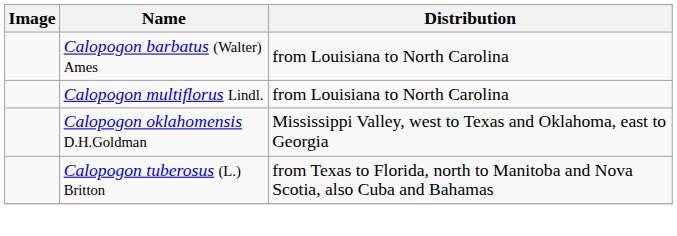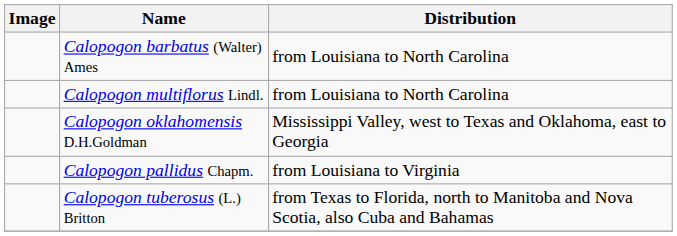+ row: (159, 169)
